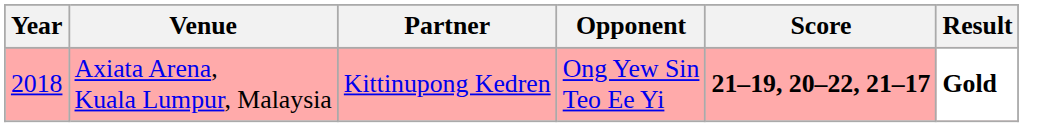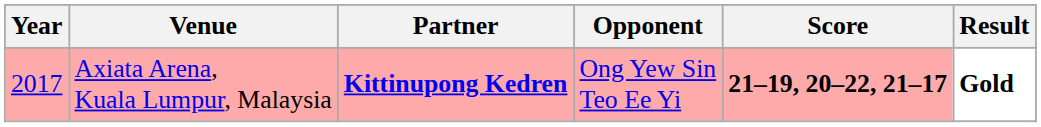(37, 83) 2018 -> (37, 83) 2017
(447, 83) normal -> (456, 83) bold
